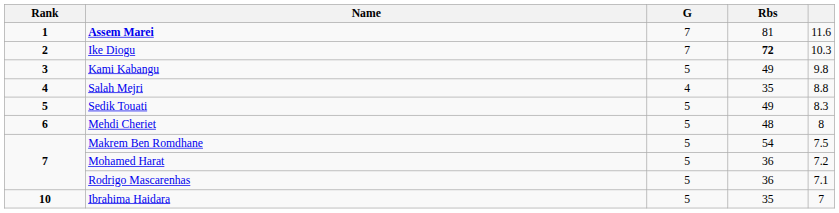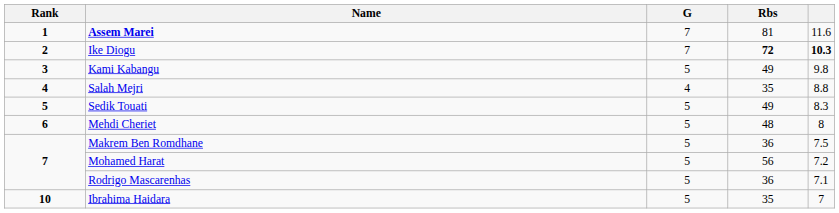(821, 50) normal -> (821, 50) bold
(768, 143) 54 -> (768, 143) 36
(768, 161) 36 -> (768, 161) 56
